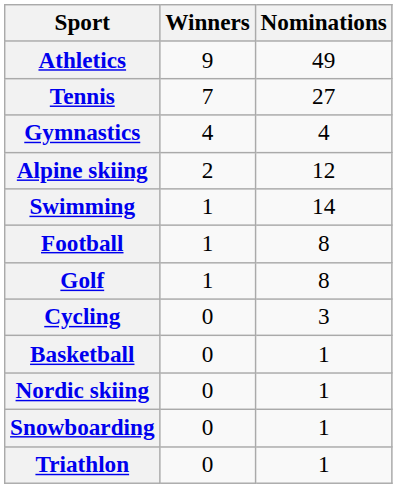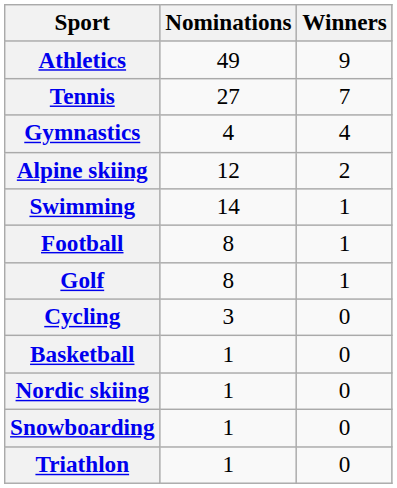columns swapped: (208, 22) <-> (324, 22)
